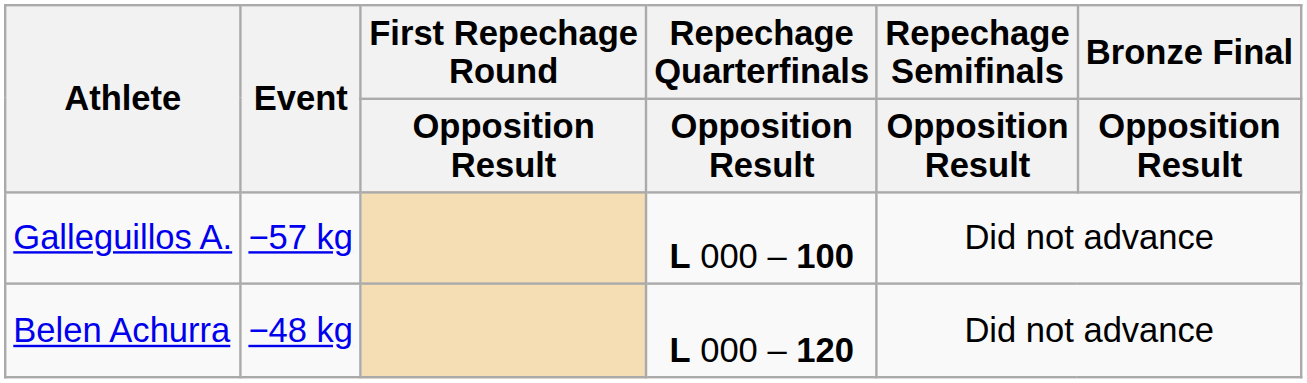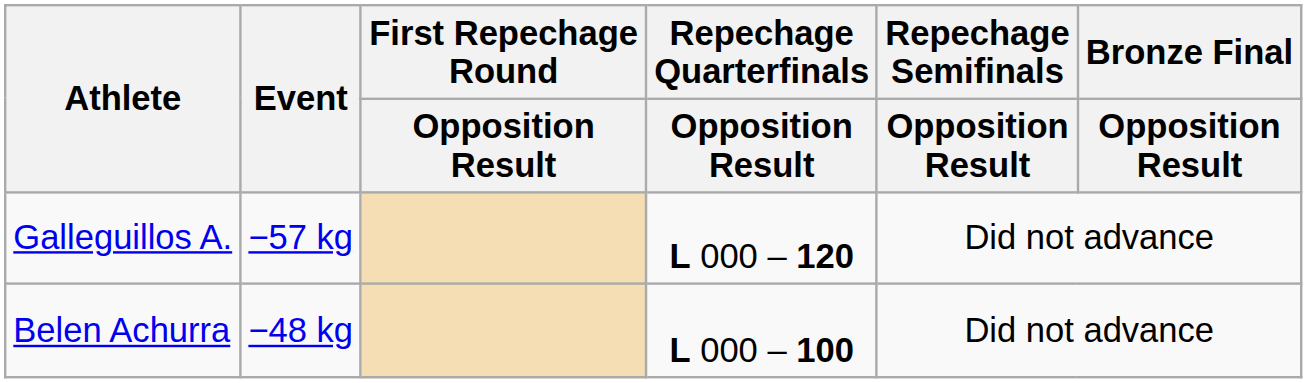(762, 257) L 000 – 100 -> (762, 257) L 000 – 120
(762, 350) L 000 – 120 -> (762, 350) L 000 – 100
